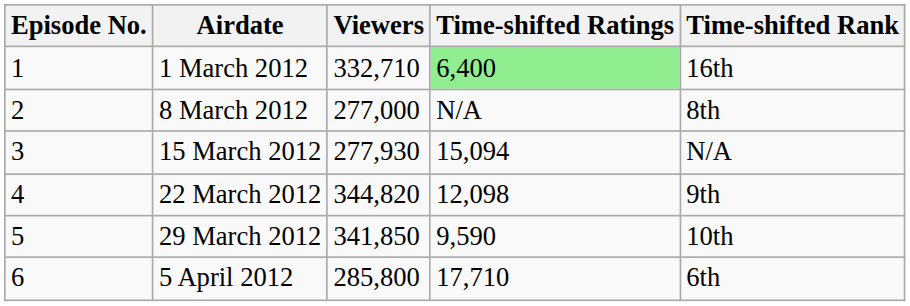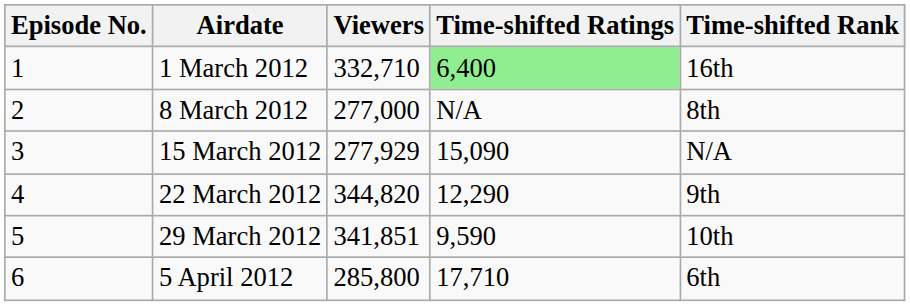(377, 151) 277,930 -> (377, 151) 277,929
(473, 151) 15,094 -> (473, 151) 15,090
(473, 194) 12,098 -> (473, 194) 12,290
(377, 236) 341,850 -> (377, 236) 341,851
